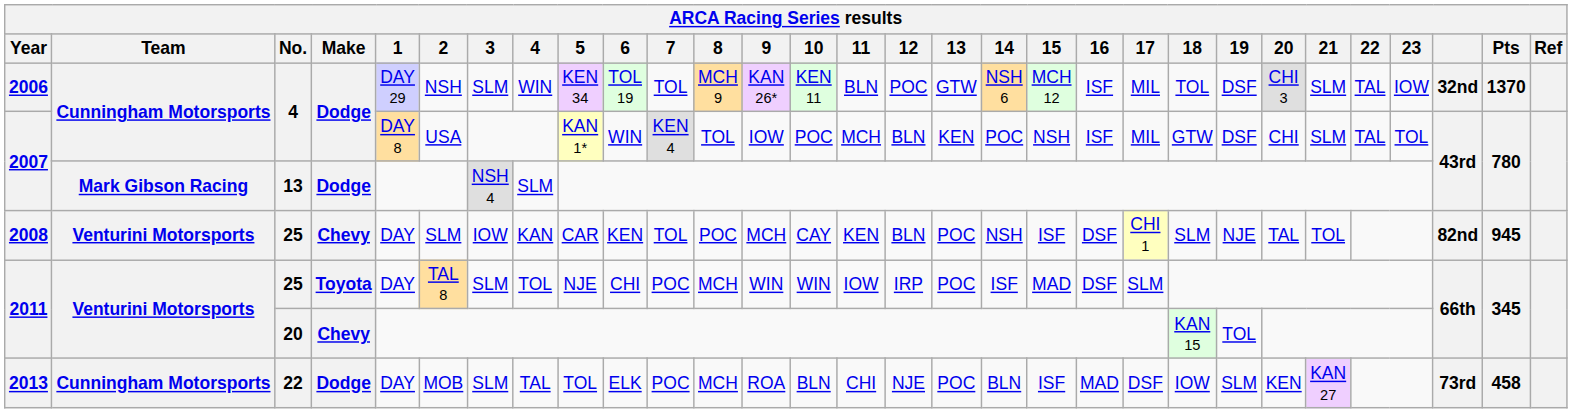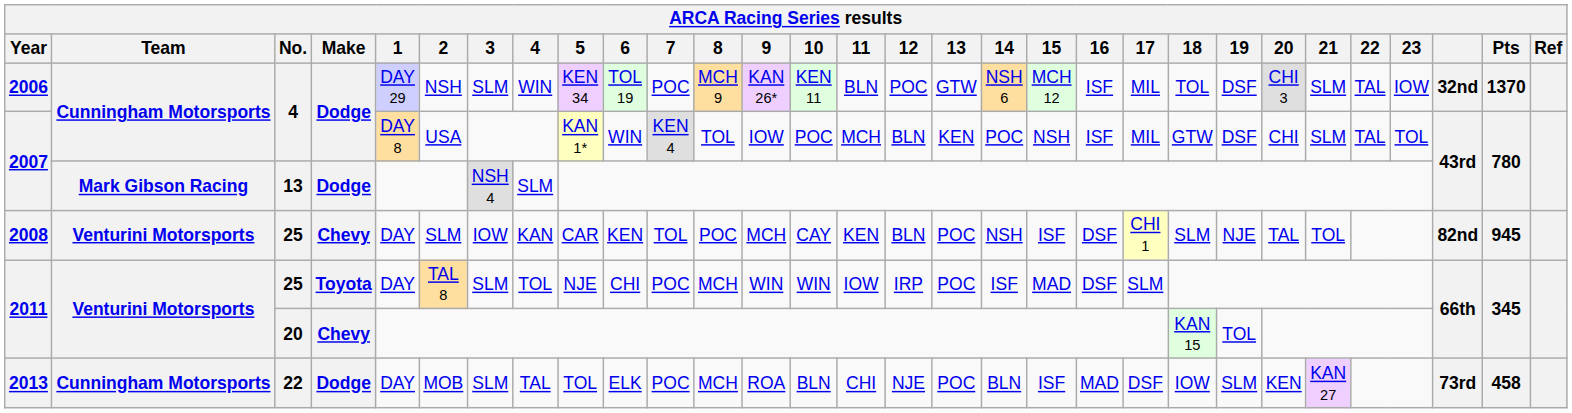(671, 87) TOL -> (671, 87) POC
